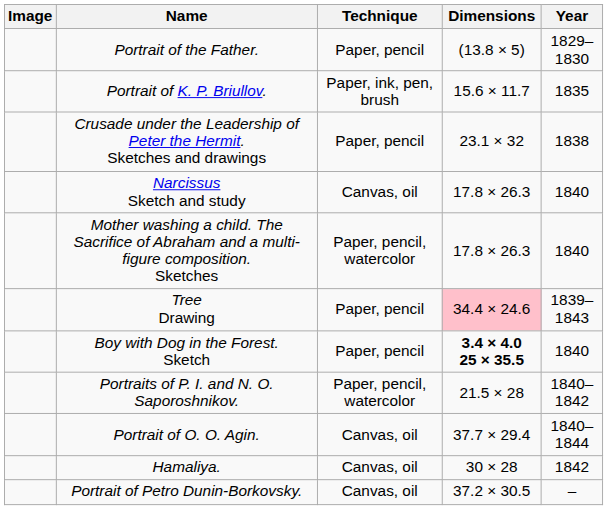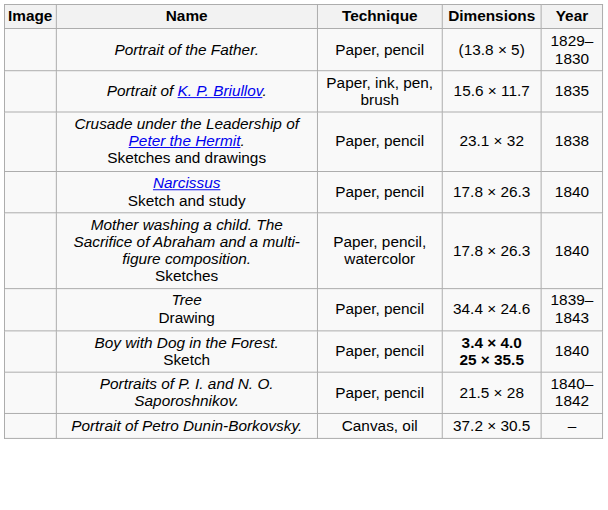(380, 191) Canvas, oil -> (380, 191) Paper, pencil
(492, 309) pink background -> (492, 309) no background
(380, 392) Paper, pencil, watercolor -> (380, 392) Paper, pencil
- row: (187, 434)
- row: (187, 467)
